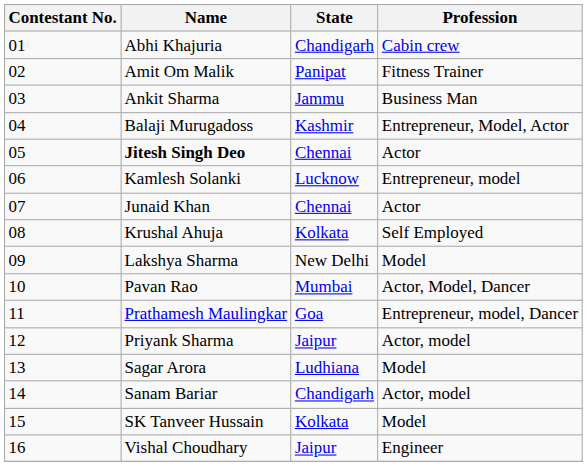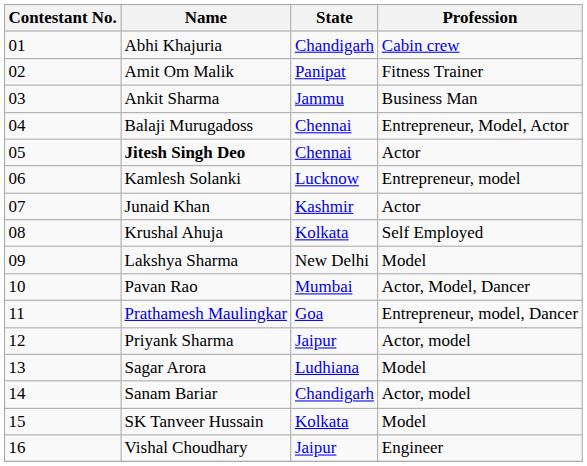(324, 125) Kashmir -> (323, 125) Chennai
(323, 206) Chennai -> (324, 206) Kashmir
